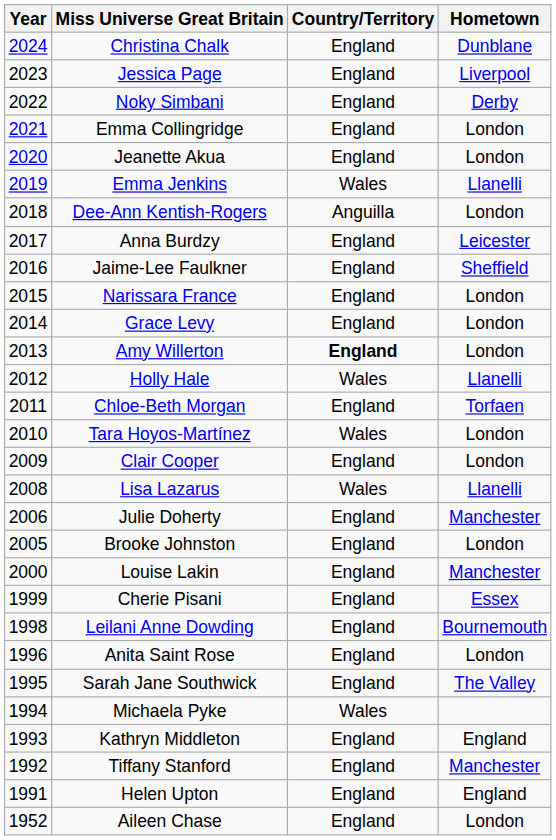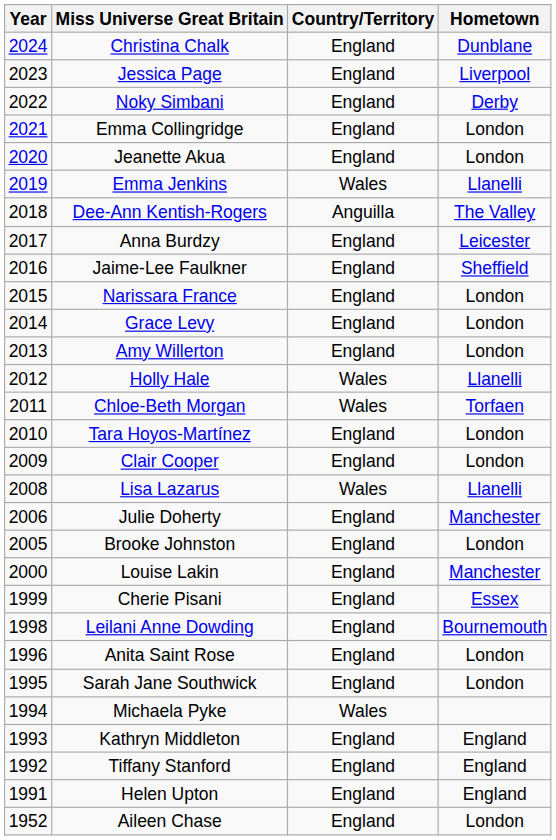(495, 212) London -> (495, 212) The Valley
(363, 351) bold -> (363, 351) normal
(363, 406) England -> (363, 406) Wales
(363, 434) Wales -> (363, 434) England
(495, 683) The Valley -> (495, 683) London
(495, 766) Manchester -> (495, 766) England
